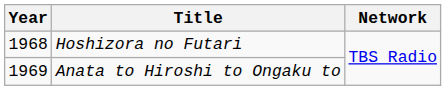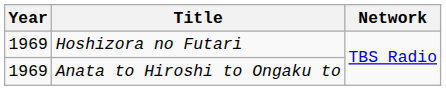(28, 45) 1968 -> (28, 45) 1969
